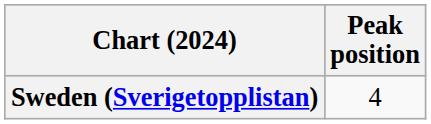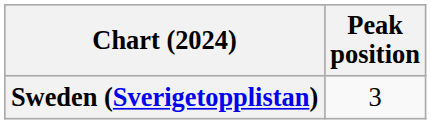(375, 97) 4 -> (375, 97) 3
